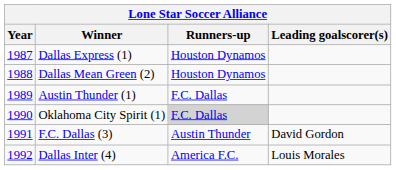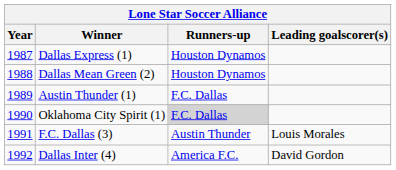(308, 134) David Gordon -> (308, 134) Louis Morales
(308, 154) Louis Morales -> (308, 154) David Gordon
